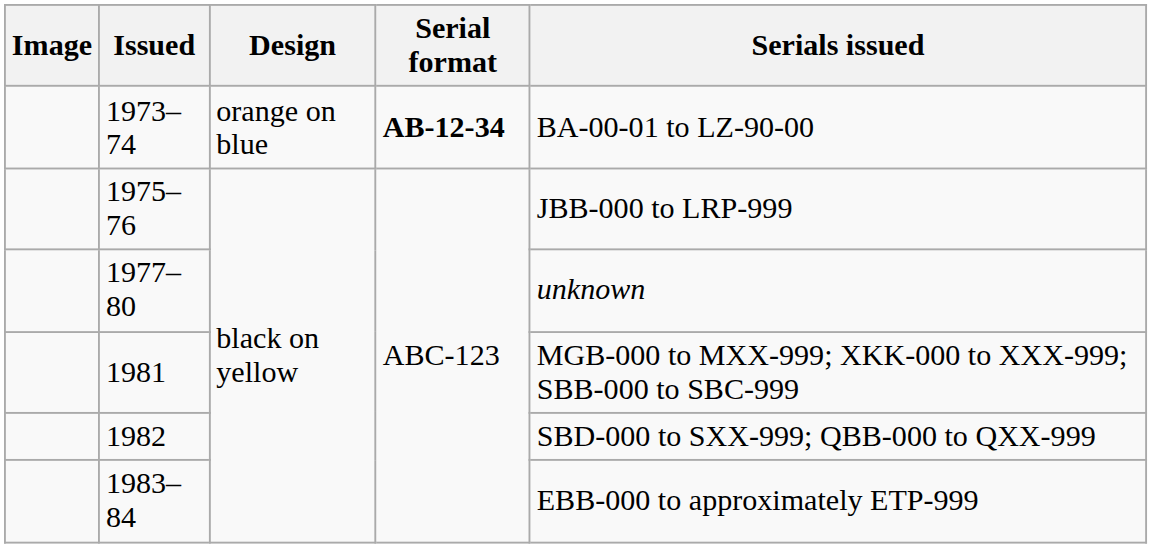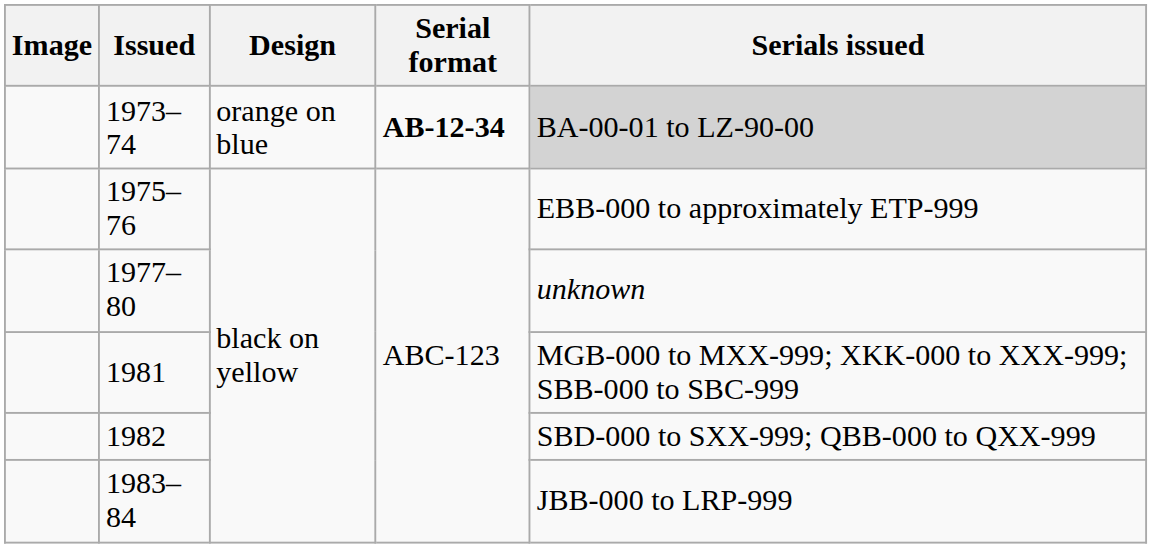(675, 126) no background -> (675, 126) lightgrey background
(665, 208) JBB-000 to LRP-999 -> (758, 208) EBB-000 to approximately ETP-999
(758, 500) EBB-000 to approximately ETP-999 -> (665, 500) JBB-000 to LRP-999
